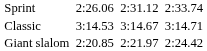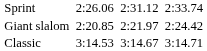rows swapped: (23, 25) <-> (37, 43)
